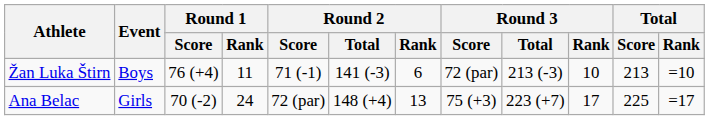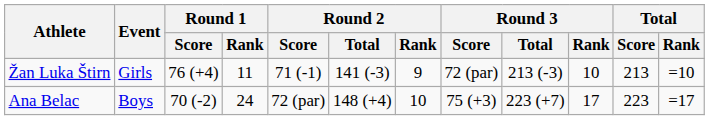(136, 72) Boys -> (135, 72) Girls
(418, 72) 6 -> (418, 72) 9
(135, 100) Girls -> (136, 100) Boys
(418, 100) 13 -> (418, 100) 10
(636, 100) 225 -> (636, 100) 223
